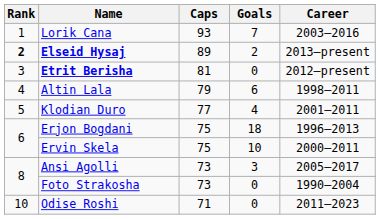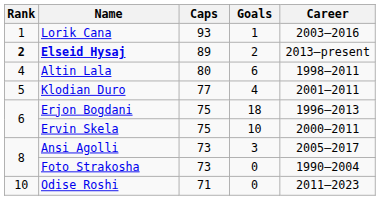(255, 33) 7 -> (255, 33) 1
- row: (87, 71)
(204, 90) 79 -> (204, 71) 80
